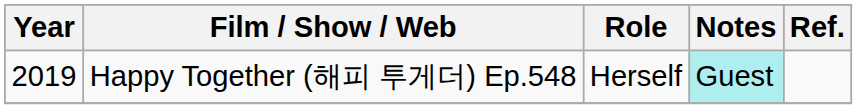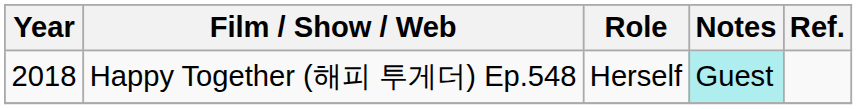(44, 76) 2019 -> (44, 76) 2018
